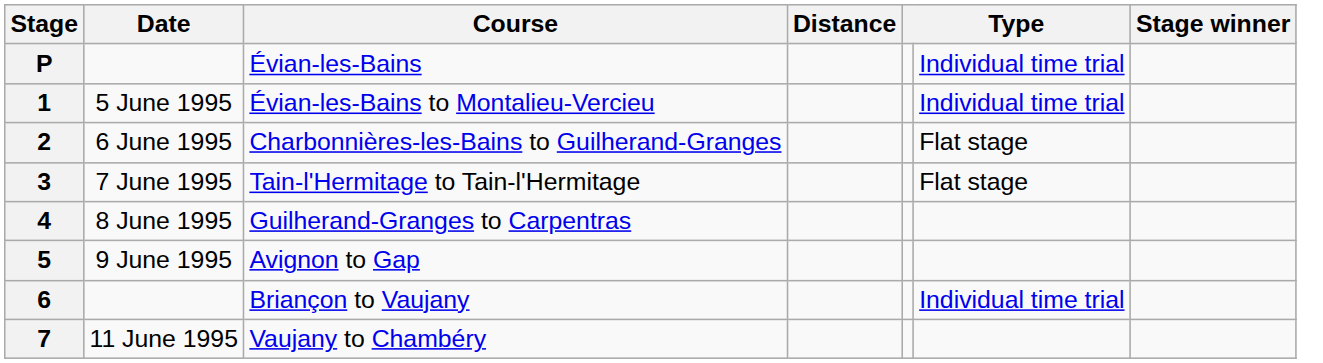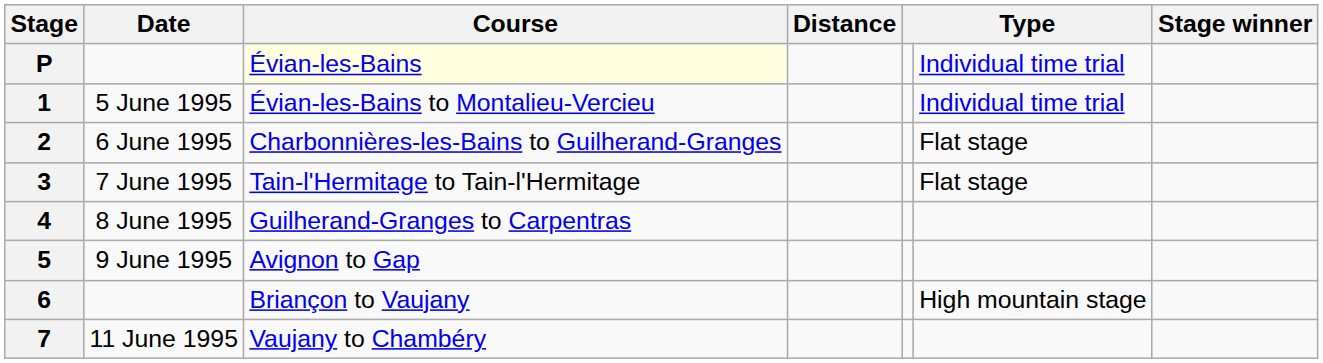(336, 63) no background -> (336, 63) lightyellow background
(1022, 299) Individual time trial -> (1033, 299) High mountain stage
